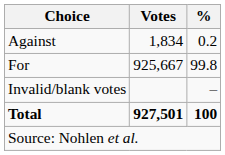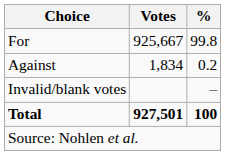rows swapped: (19, 65) <-> (32, 41)
